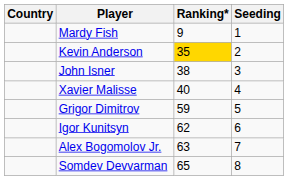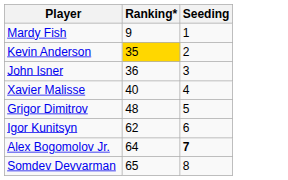- column: (30, 14)
(183, 71) 38 -> (132, 71) 36
(183, 109) 59 -> (132, 109) 48
(183, 147) 63 -> (132, 147) 64
(238, 147) normal -> (186, 147) bold
